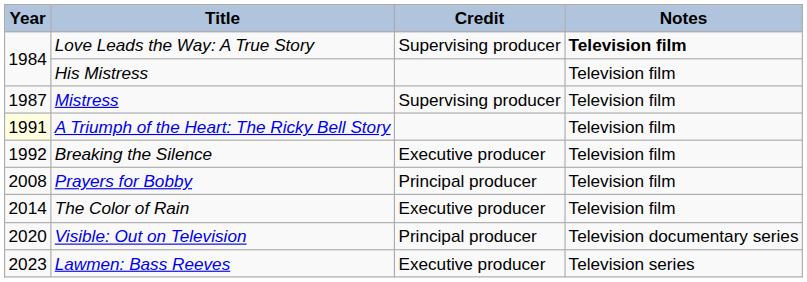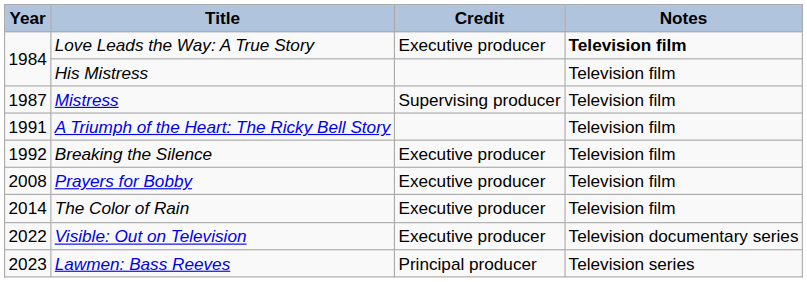(480, 46) Supervising producer -> (472, 46) Executive producer
(28, 127) lightyellow background -> (28, 127) no background
(468, 181) Principal producer -> (472, 181) Executive producer
(28, 236) 2020 -> (28, 236) 2022
(468, 236) Principal producer -> (472, 236) Executive producer
(472, 263) Executive producer -> (468, 263) Principal producer
